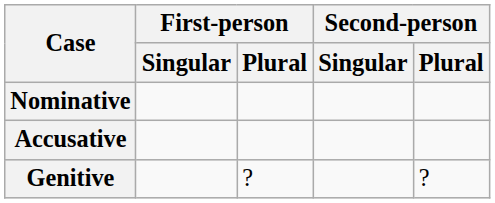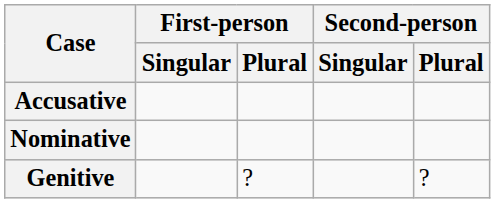rows swapped: (70, 100) <-> (70, 139)
